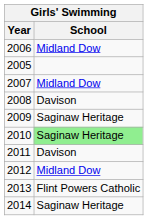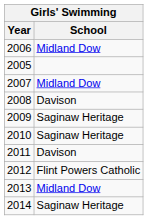(80, 135) lightgreen background -> (80, 135) no background
(68, 170) Midland Dow -> (88, 170) Flint Powers Catholic
(88, 188) Flint Powers Catholic -> (68, 188) Midland Dow
